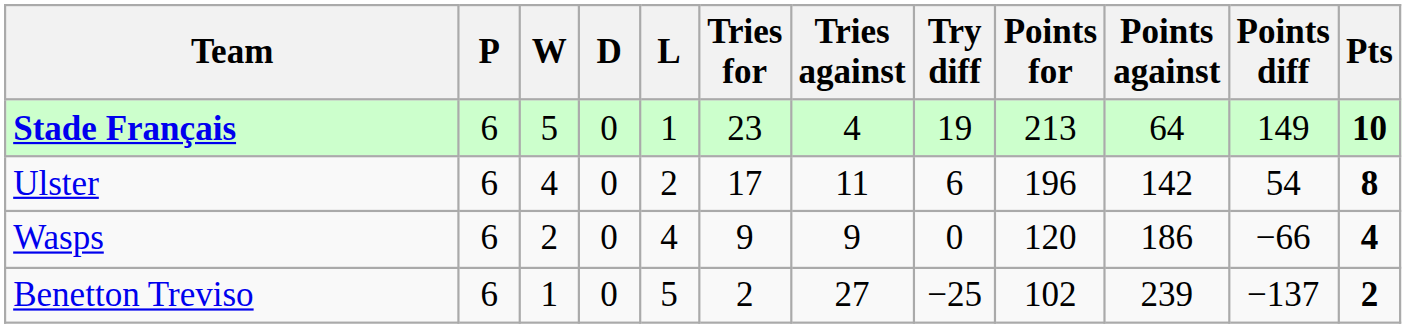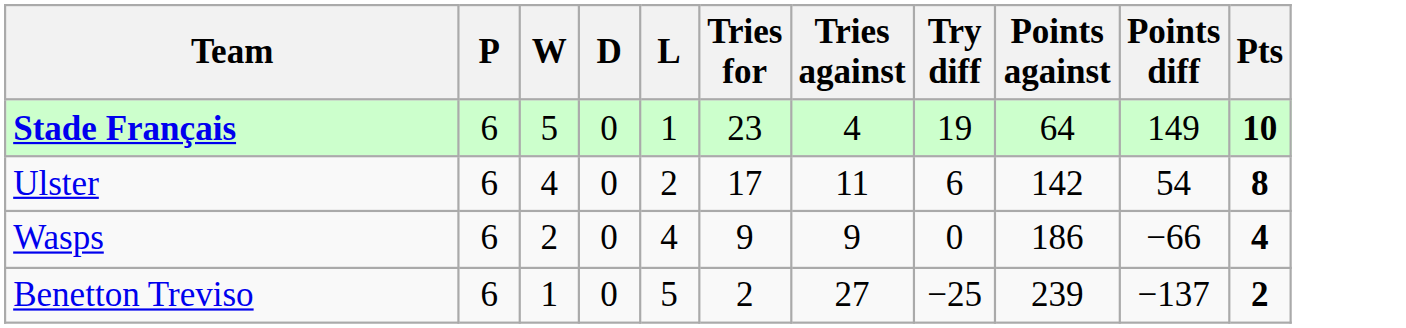- column: (1050, 51)
